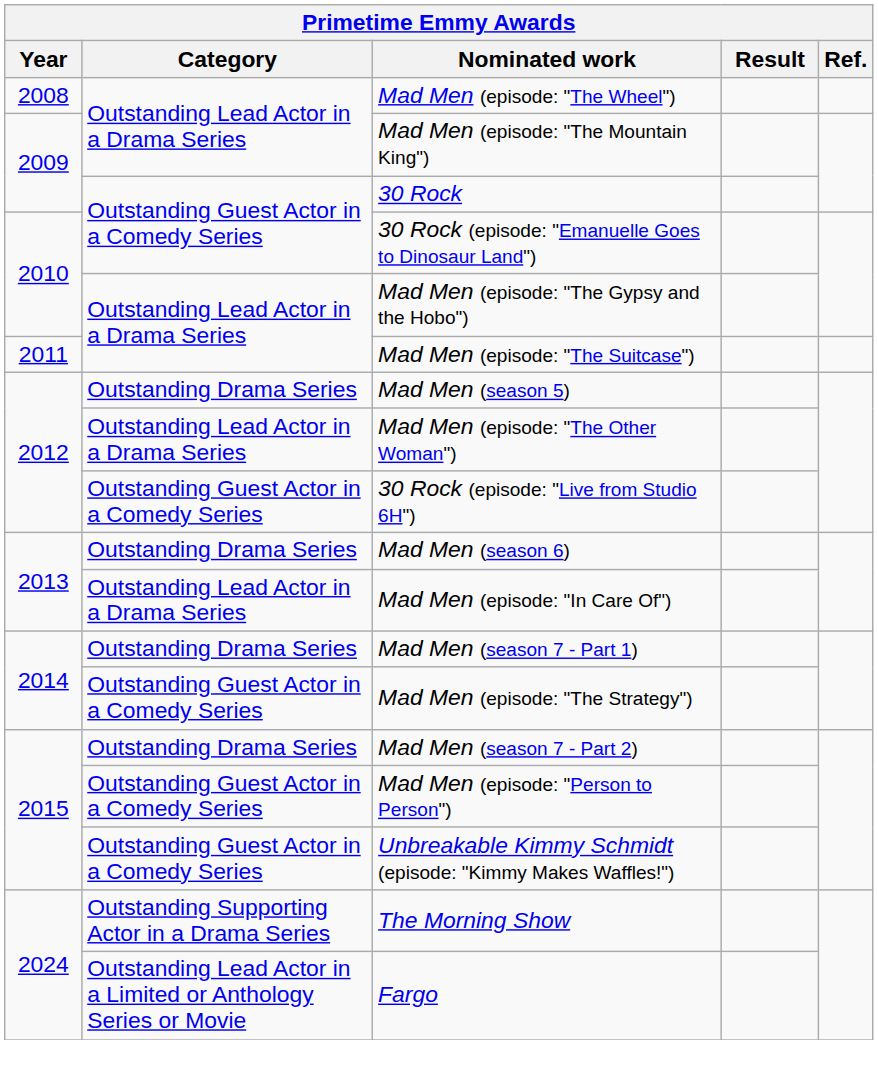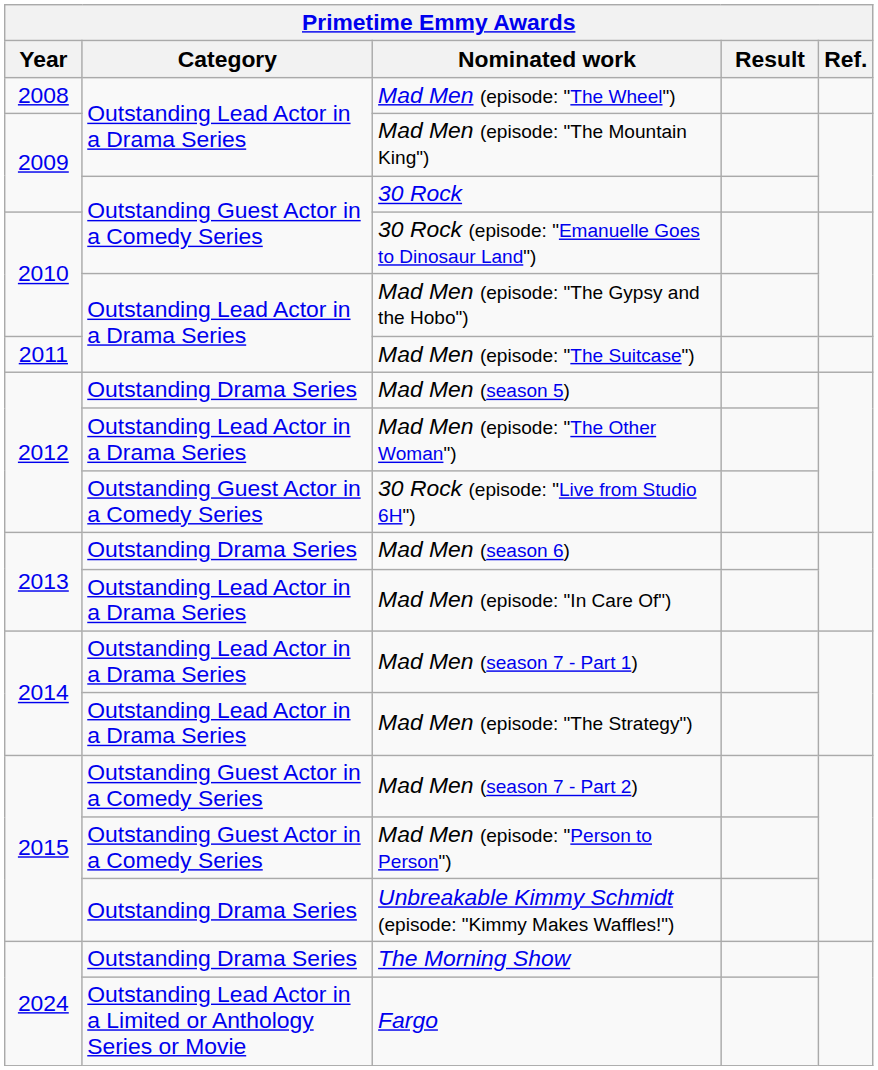(222, 648) Outstanding Drama Series -> (219, 661) Outstanding Lead Actor in a Drama Series
(224, 697) Outstanding Guest Actor in a Comedy Series -> (219, 723) Outstanding Lead Actor in a Drama Series
(222, 747) Outstanding Drama Series -> (224, 785) Outstanding Guest Actor in a Comedy Series
(224, 858) Outstanding Guest Actor in a Comedy Series -> (222, 909) Outstanding Drama Series
(209, 920) Outstanding Supporting Actor in a Drama Series -> (222, 958) Outstanding Drama Series
